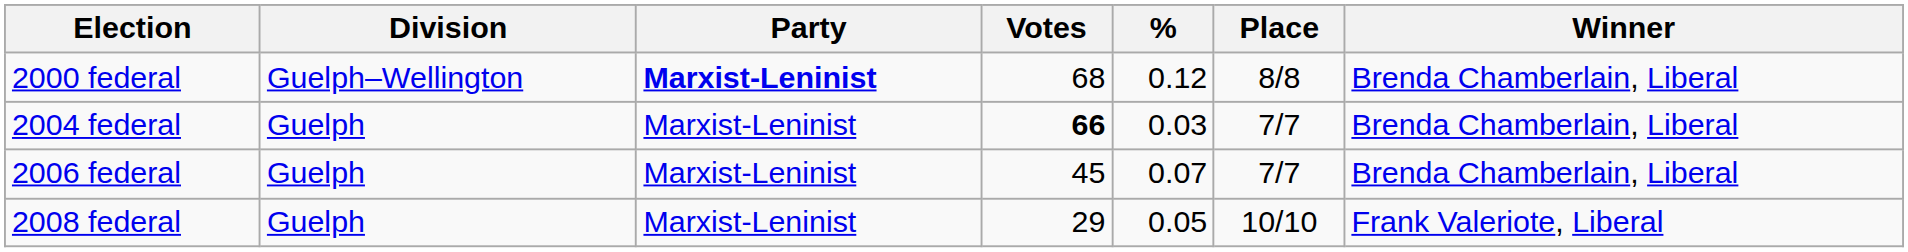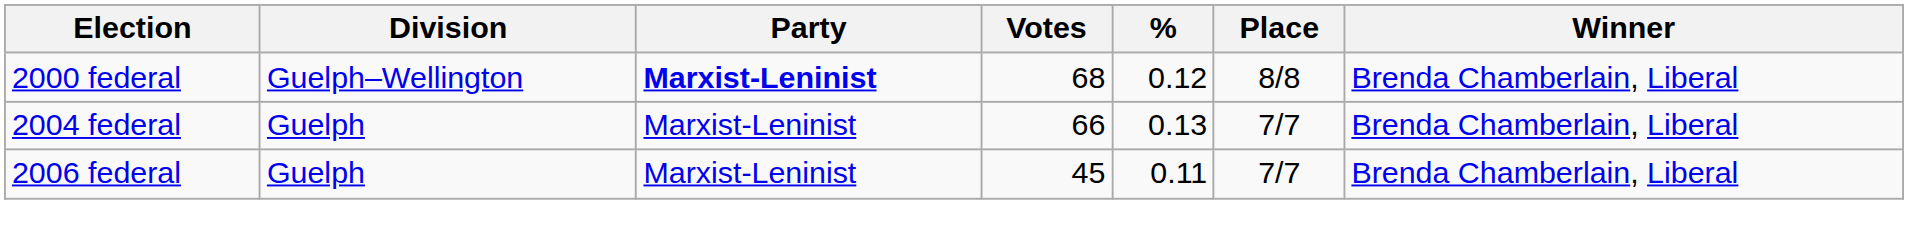(1088, 125) bold -> (1088, 125) normal
(1178, 125) 0.03 -> (1178, 125) 0.13
(1178, 173) 0.07 -> (1179, 173) 0.11
- row: (96, 221)
